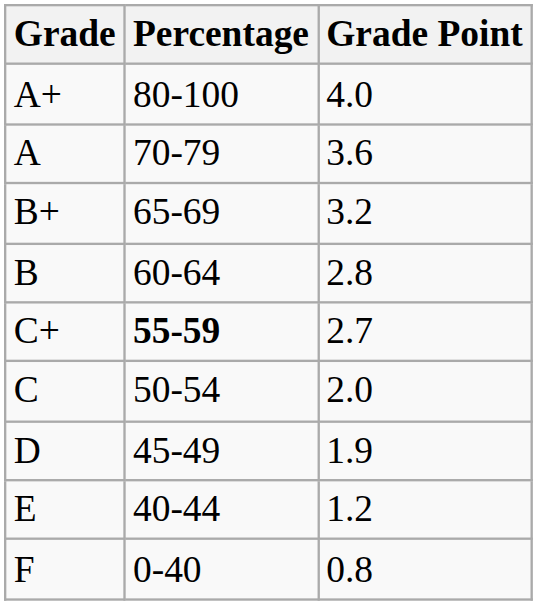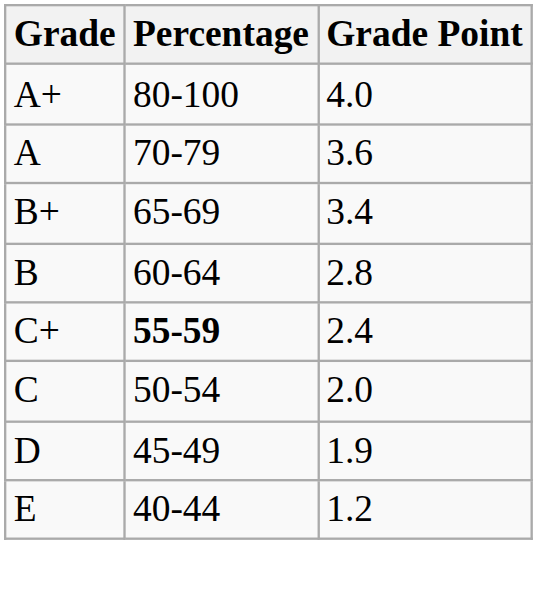(350, 212) 3.2 -> (350, 212) 3.4
(350, 331) 2.7 -> (350, 331) 2.4
- row: (24, 568)
